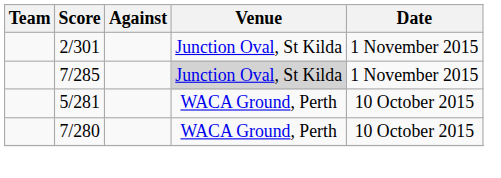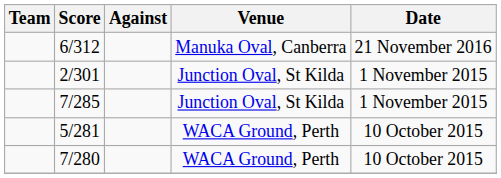+ row: (80, 46)
(259, 74) lightgrey background -> (261, 103) no background
